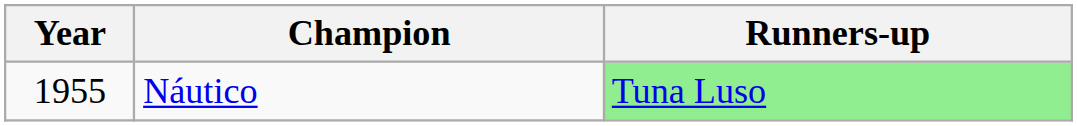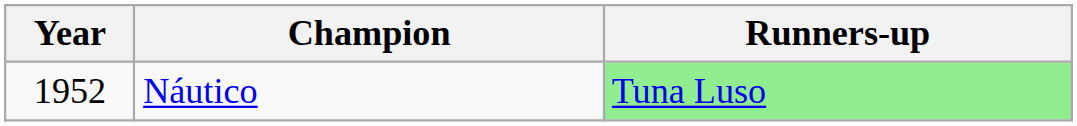(70, 90) 1955 -> (70, 90) 1952
